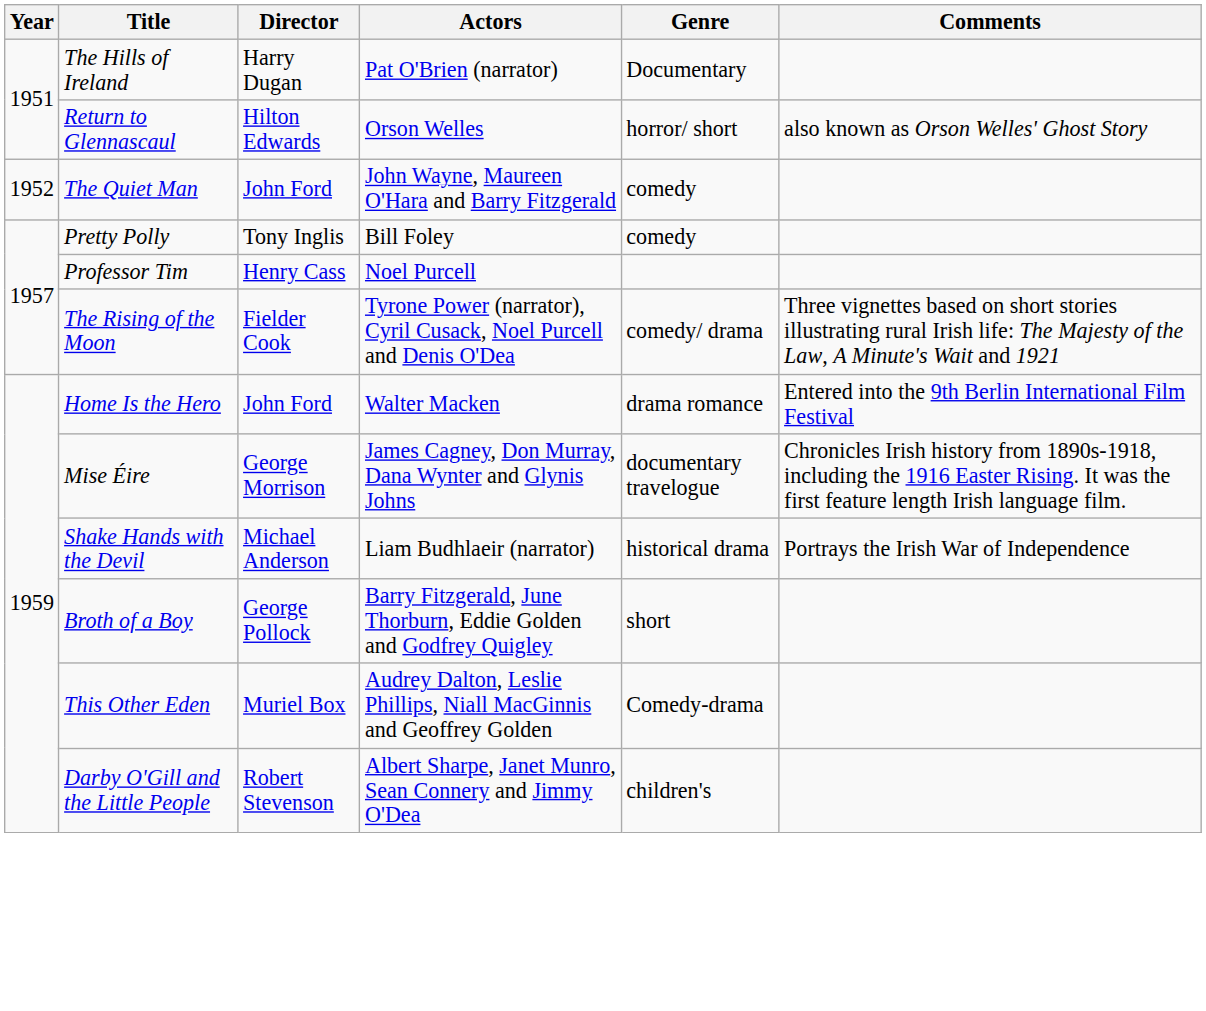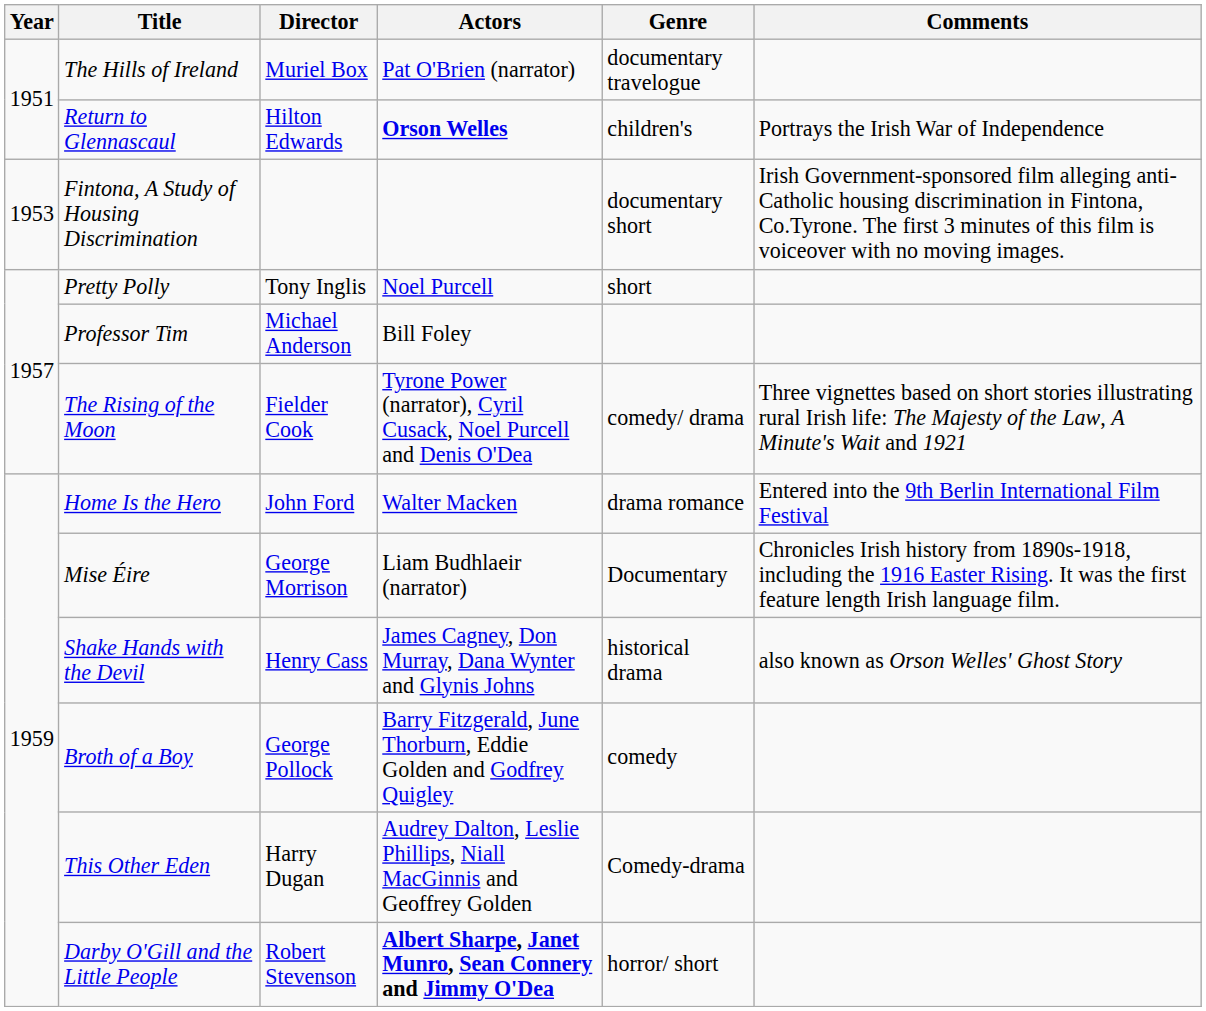(272, 69) Harry Dugan -> (317, 69) Muriel Box
(686, 69) Documentary -> (665, 69) documentary travelogue
(424, 129) normal -> (445, 129) bold
(682, 129) horror/ short -> (650, 129) children's
(966, 129) also known as Orson Welles' Ghost Story -> (931, 129) Portrays the Irish War of Independence
- row: (131, 189)
+ row: (150, 214)
(409, 236) Bill Foley -> (438, 286) Noel Purcell
(661, 236) comedy -> (629, 286) short
(294, 271) Henry Cass -> (308, 333) Michael Anderson
(420, 271) Noel Purcell -> (427, 333) Bill Foley
(490, 476) James Cagney, Don Murray, Dana Wynter and Glynis Johns -> (452, 575) Liam Budhlaeir (narrator)
(684, 476) documentary travelogue -> (667, 575) Documentary
(286, 548) Michael Anderson -> (317, 660) Henry Cass
(480, 548) Liam Budhlaeir (narrator) -> (478, 660) James Cagney, Don Murray, Dana Wynter and Glynis Johns
(957, 548) Portrays the Irish War of Independence -> (940, 660) also known as Orson Welles' Ghost Story
(648, 620) short -> (642, 757) comedy
(294, 705) Muriel Box -> (295, 866) Harry Dugan
(490, 789) normal -> (487, 963) bold
(669, 789) children's -> (663, 963) horror/ short
